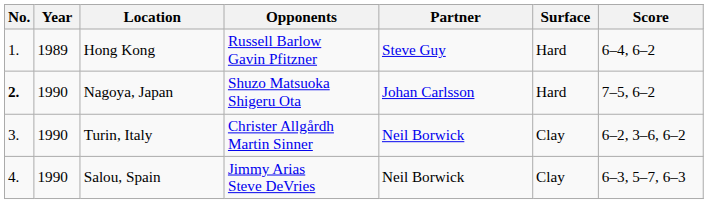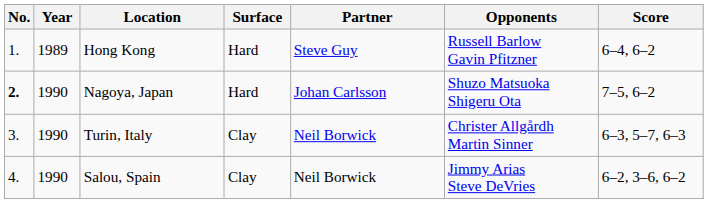columns swapped: (565, 16) <-> (301, 16)
(644, 134) 6–2, 3–6, 6–2 -> (644, 134) 6–3, 5–7, 6–3
(644, 176) 6–3, 5–7, 6–3 -> (644, 176) 6–2, 3–6, 6–2
